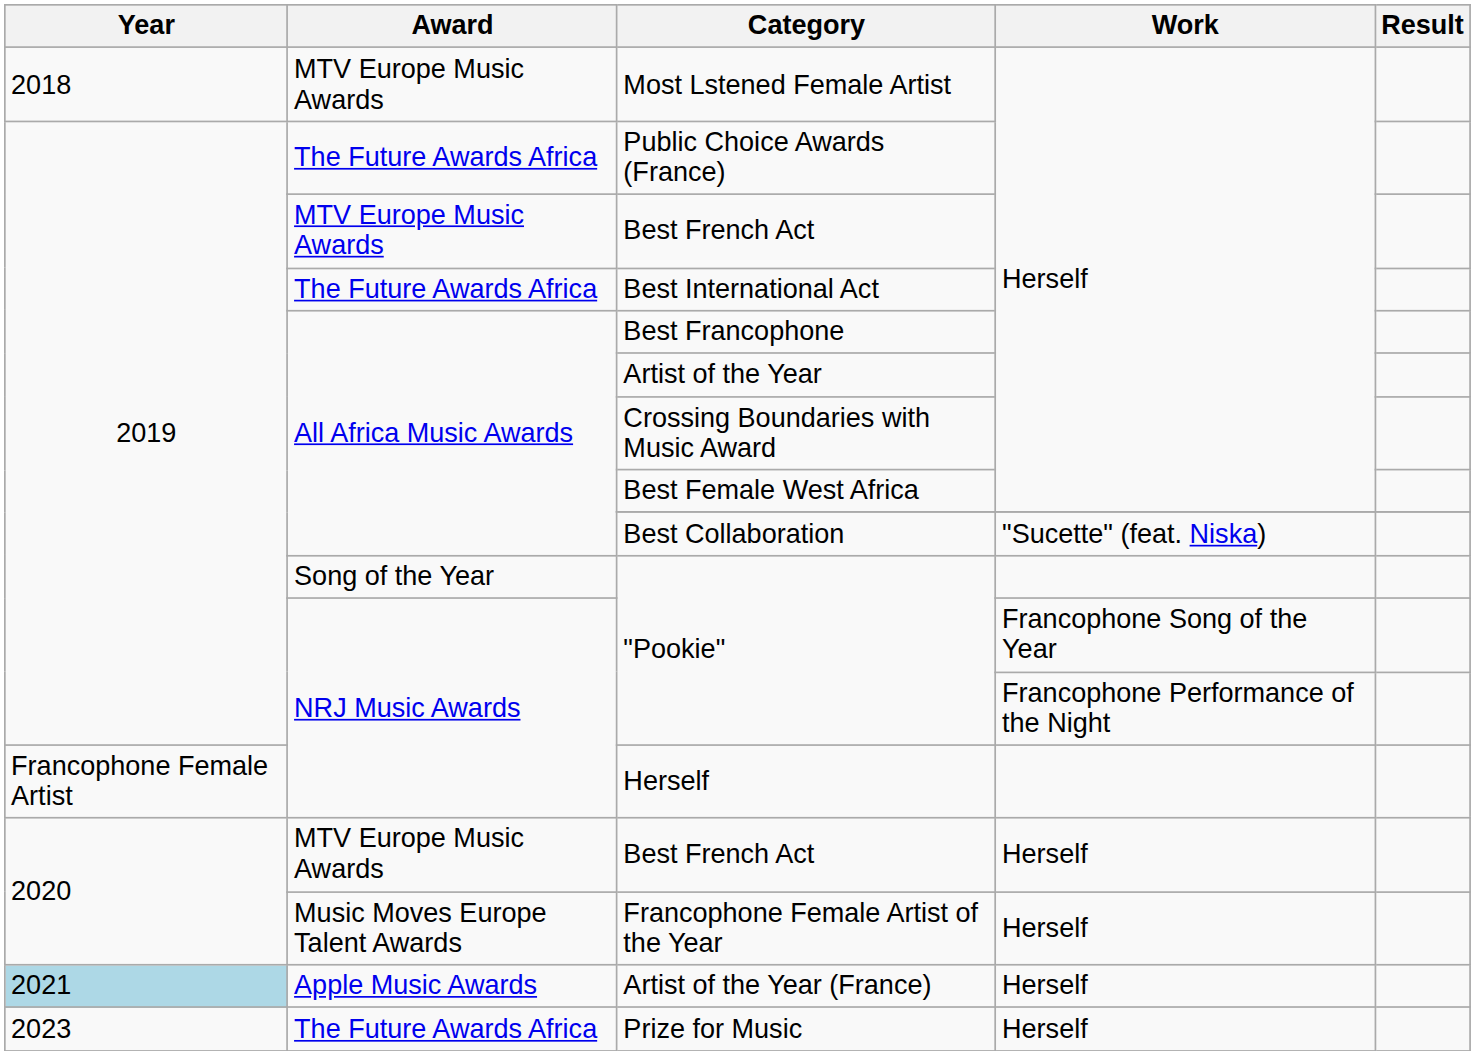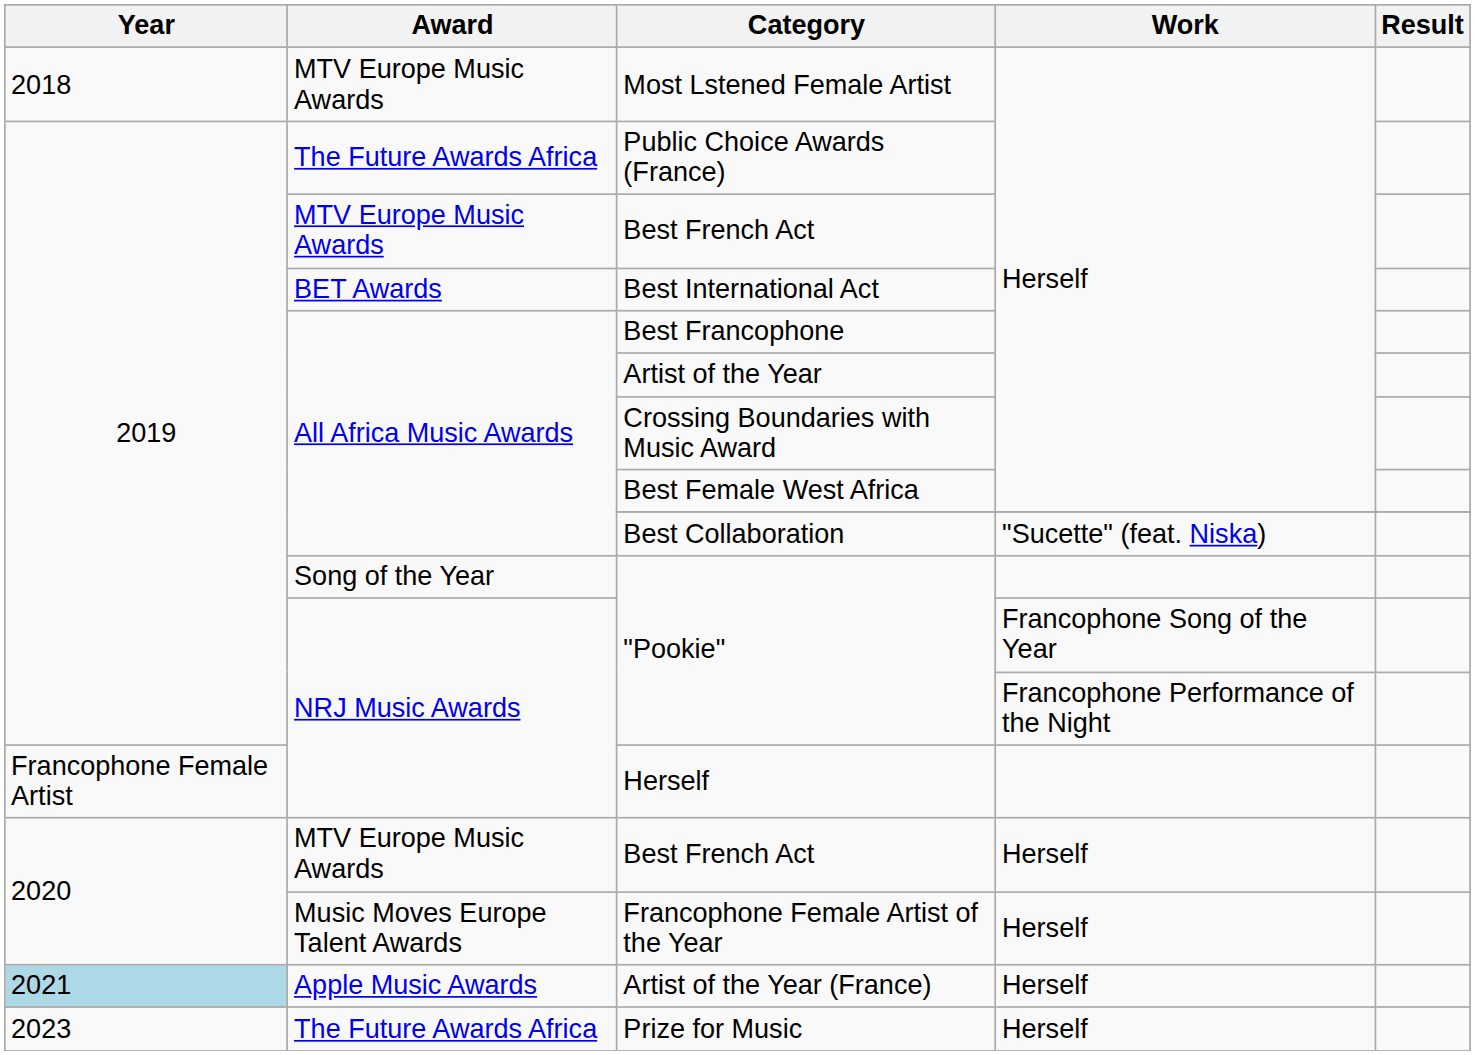(446, 288) The Future Awards Africa -> (368, 288) BET Awards
